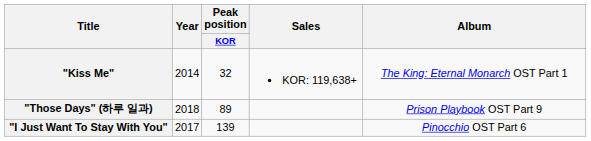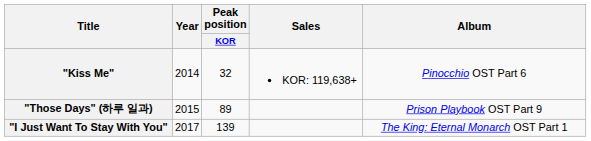(474, 74) The King: Eternal Monarch OST Part 1 -> (474, 74) Pinocchio OST Part 6
(187, 109) 2018 -> (187, 109) 2015
(474, 127) Pinocchio OST Part 6 -> (474, 127) The King: Eternal Monarch OST Part 1
